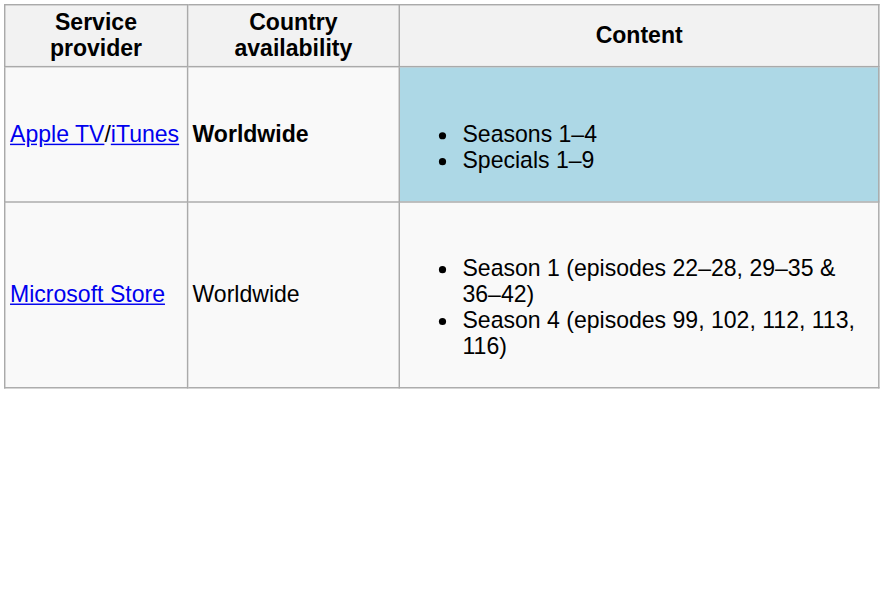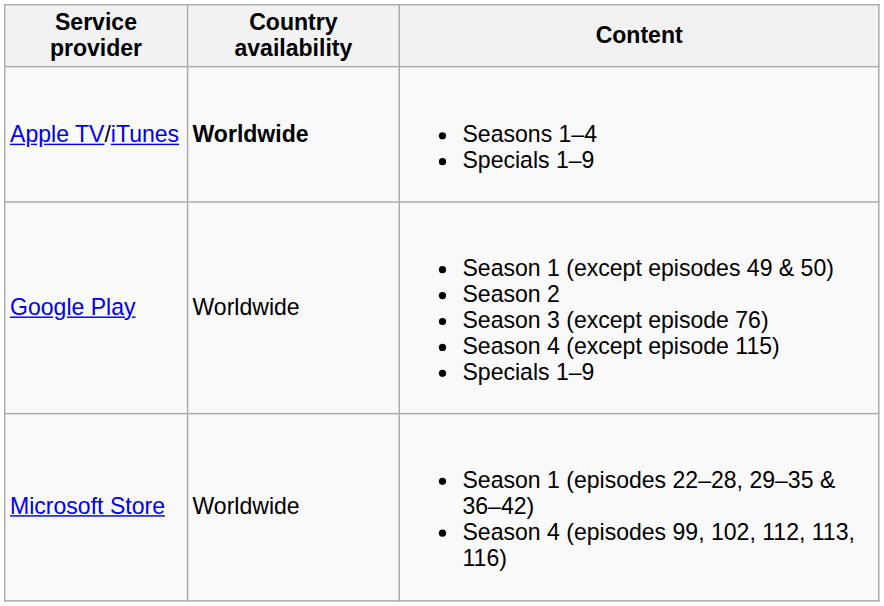(639, 147) lightblue background -> (639, 147) no background
+ row: (73, 307)
